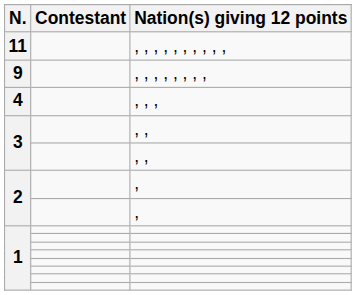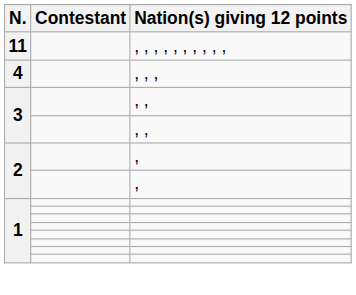- row: (18, 73)
